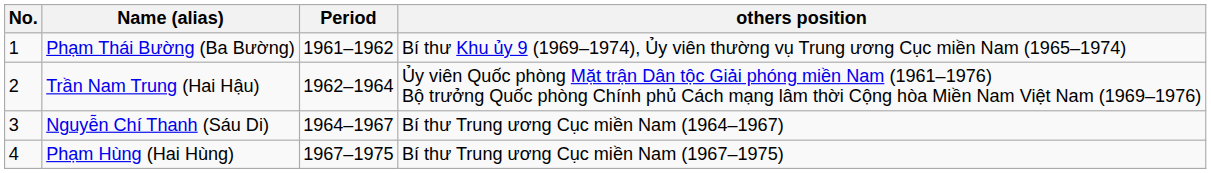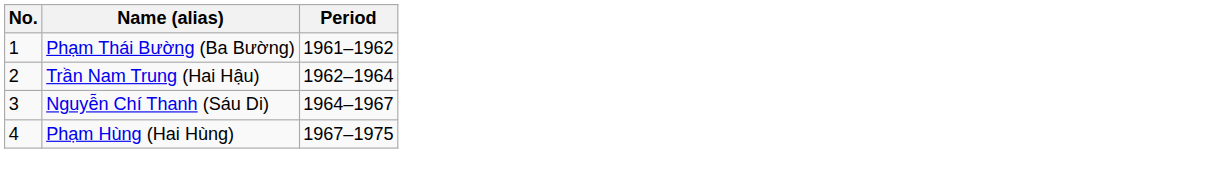- column: (802, 18)
